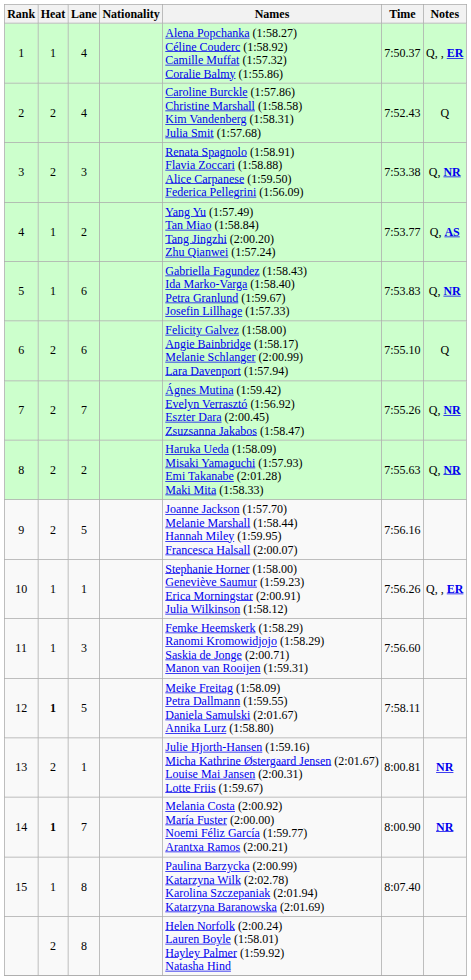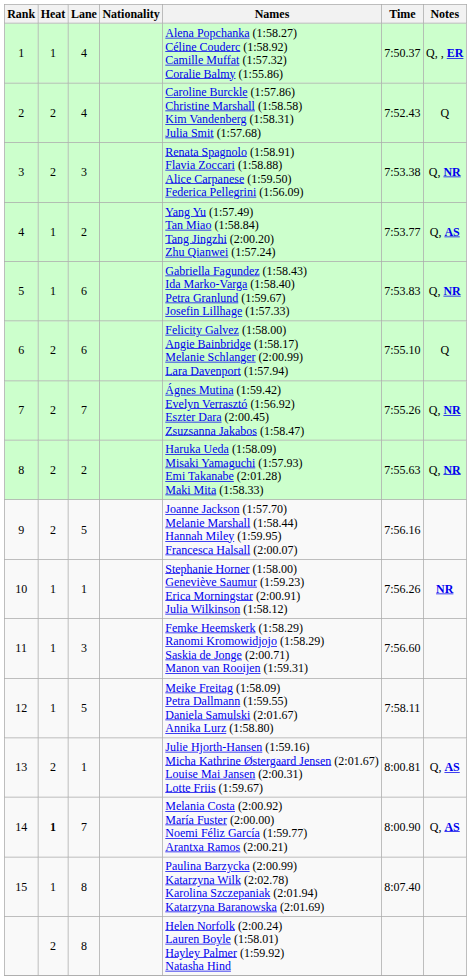(445, 589) Q, , ER -> (445, 589) NR
(53, 708) bold -> (53, 708) normal
(445, 767) NR -> (445, 767) Q, AS
(445, 827) NR -> (445, 827) Q, AS
